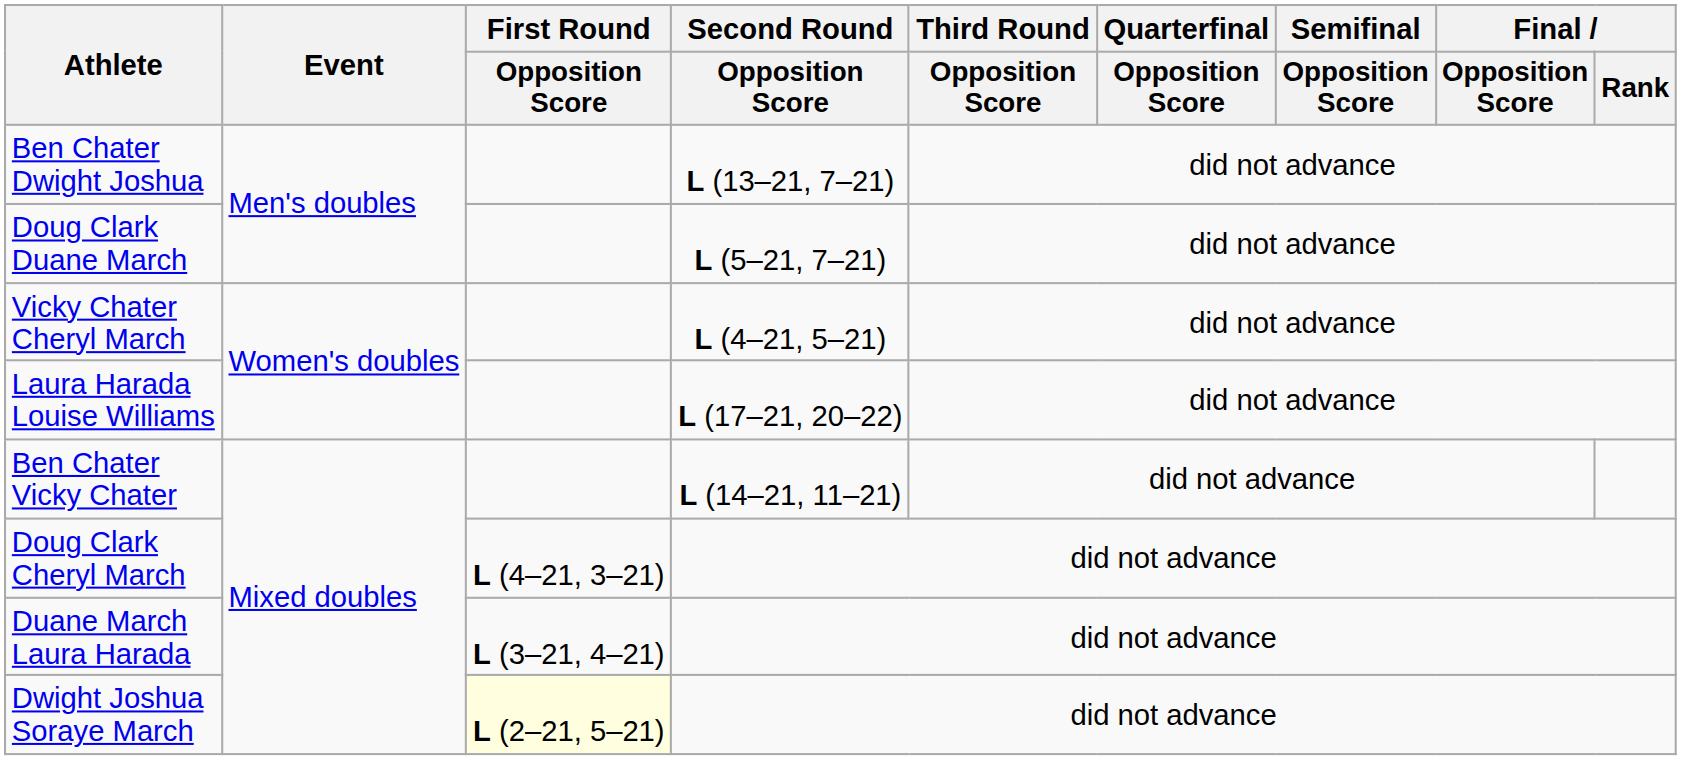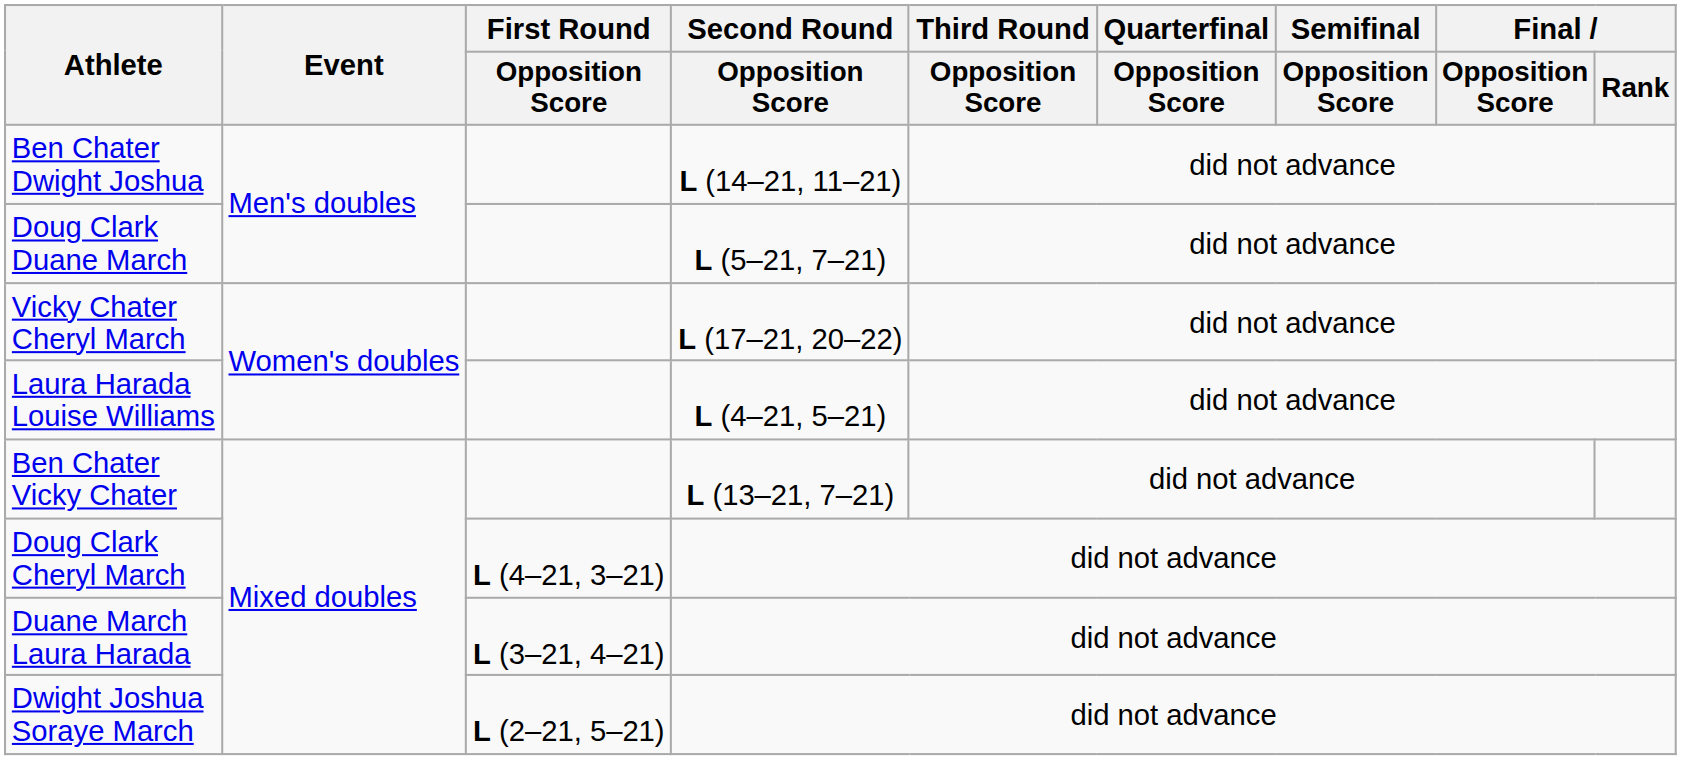(790, 181) L (13–21, 7–21) -> (790, 181) L (14–21, 11–21)
(790, 339) L (4–21, 5–21) -> (790, 339) L (17–21, 20–22)
(790, 417) L (17–21, 20–22) -> (790, 417) L (4–21, 5–21)
(790, 496) L (14–21, 11–21) -> (790, 496) L (13–21, 7–21)
(569, 732) lightyellow background -> (569, 732) no background
